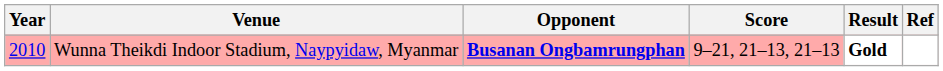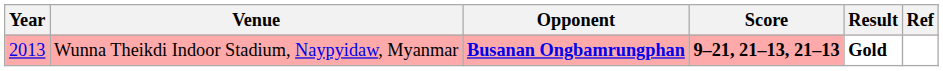(27, 50) 2010 -> (27, 50) 2013
(767, 50) normal -> (767, 50) bold
